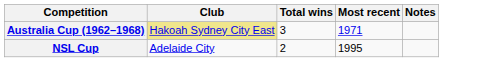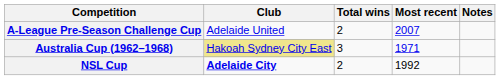+ row: (104, 30)
(182, 48) normal -> (241, 65) bold
(350, 48) 1995 -> (407, 65) 1992
